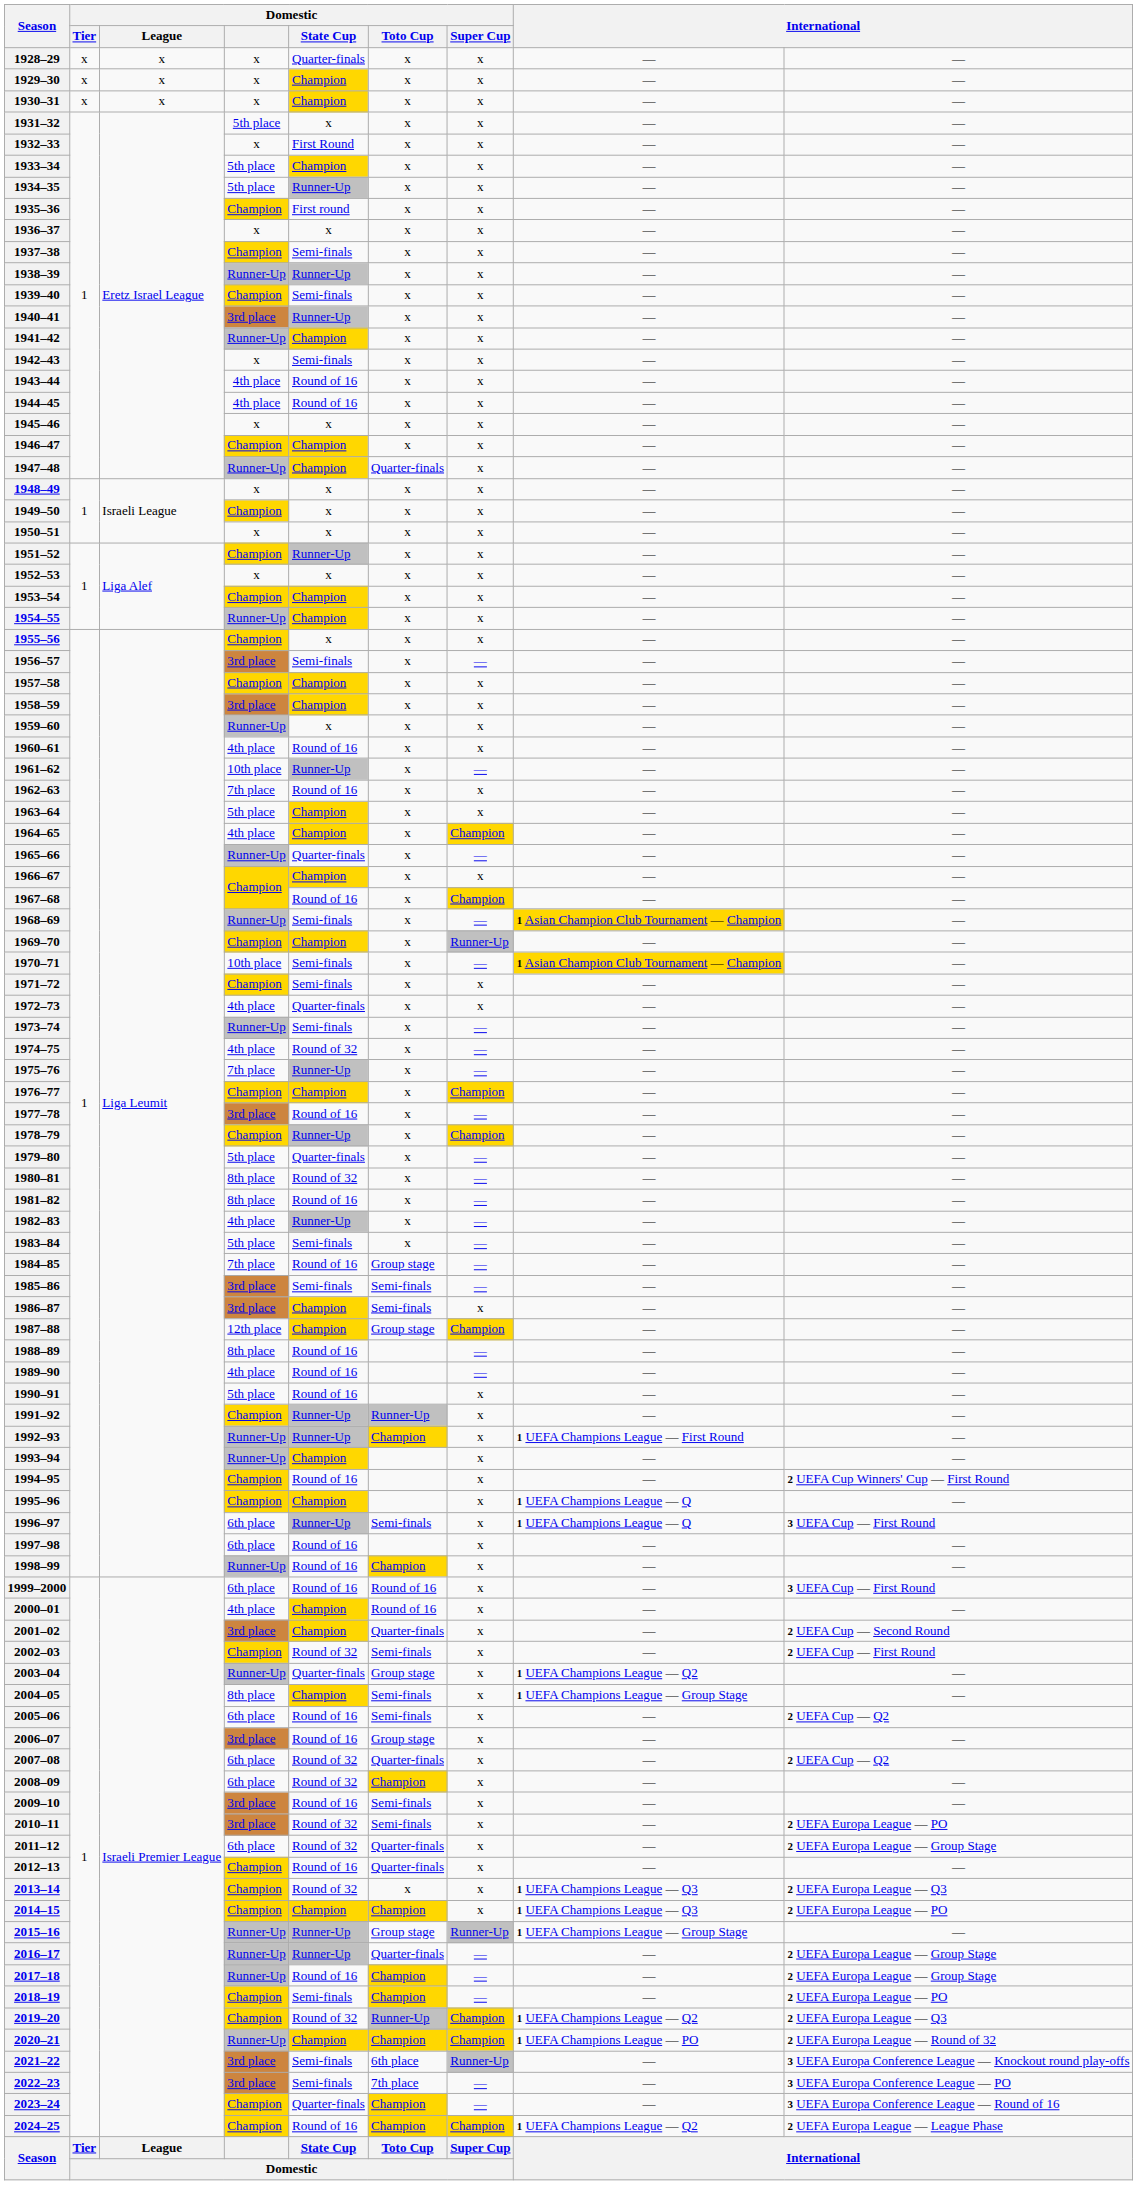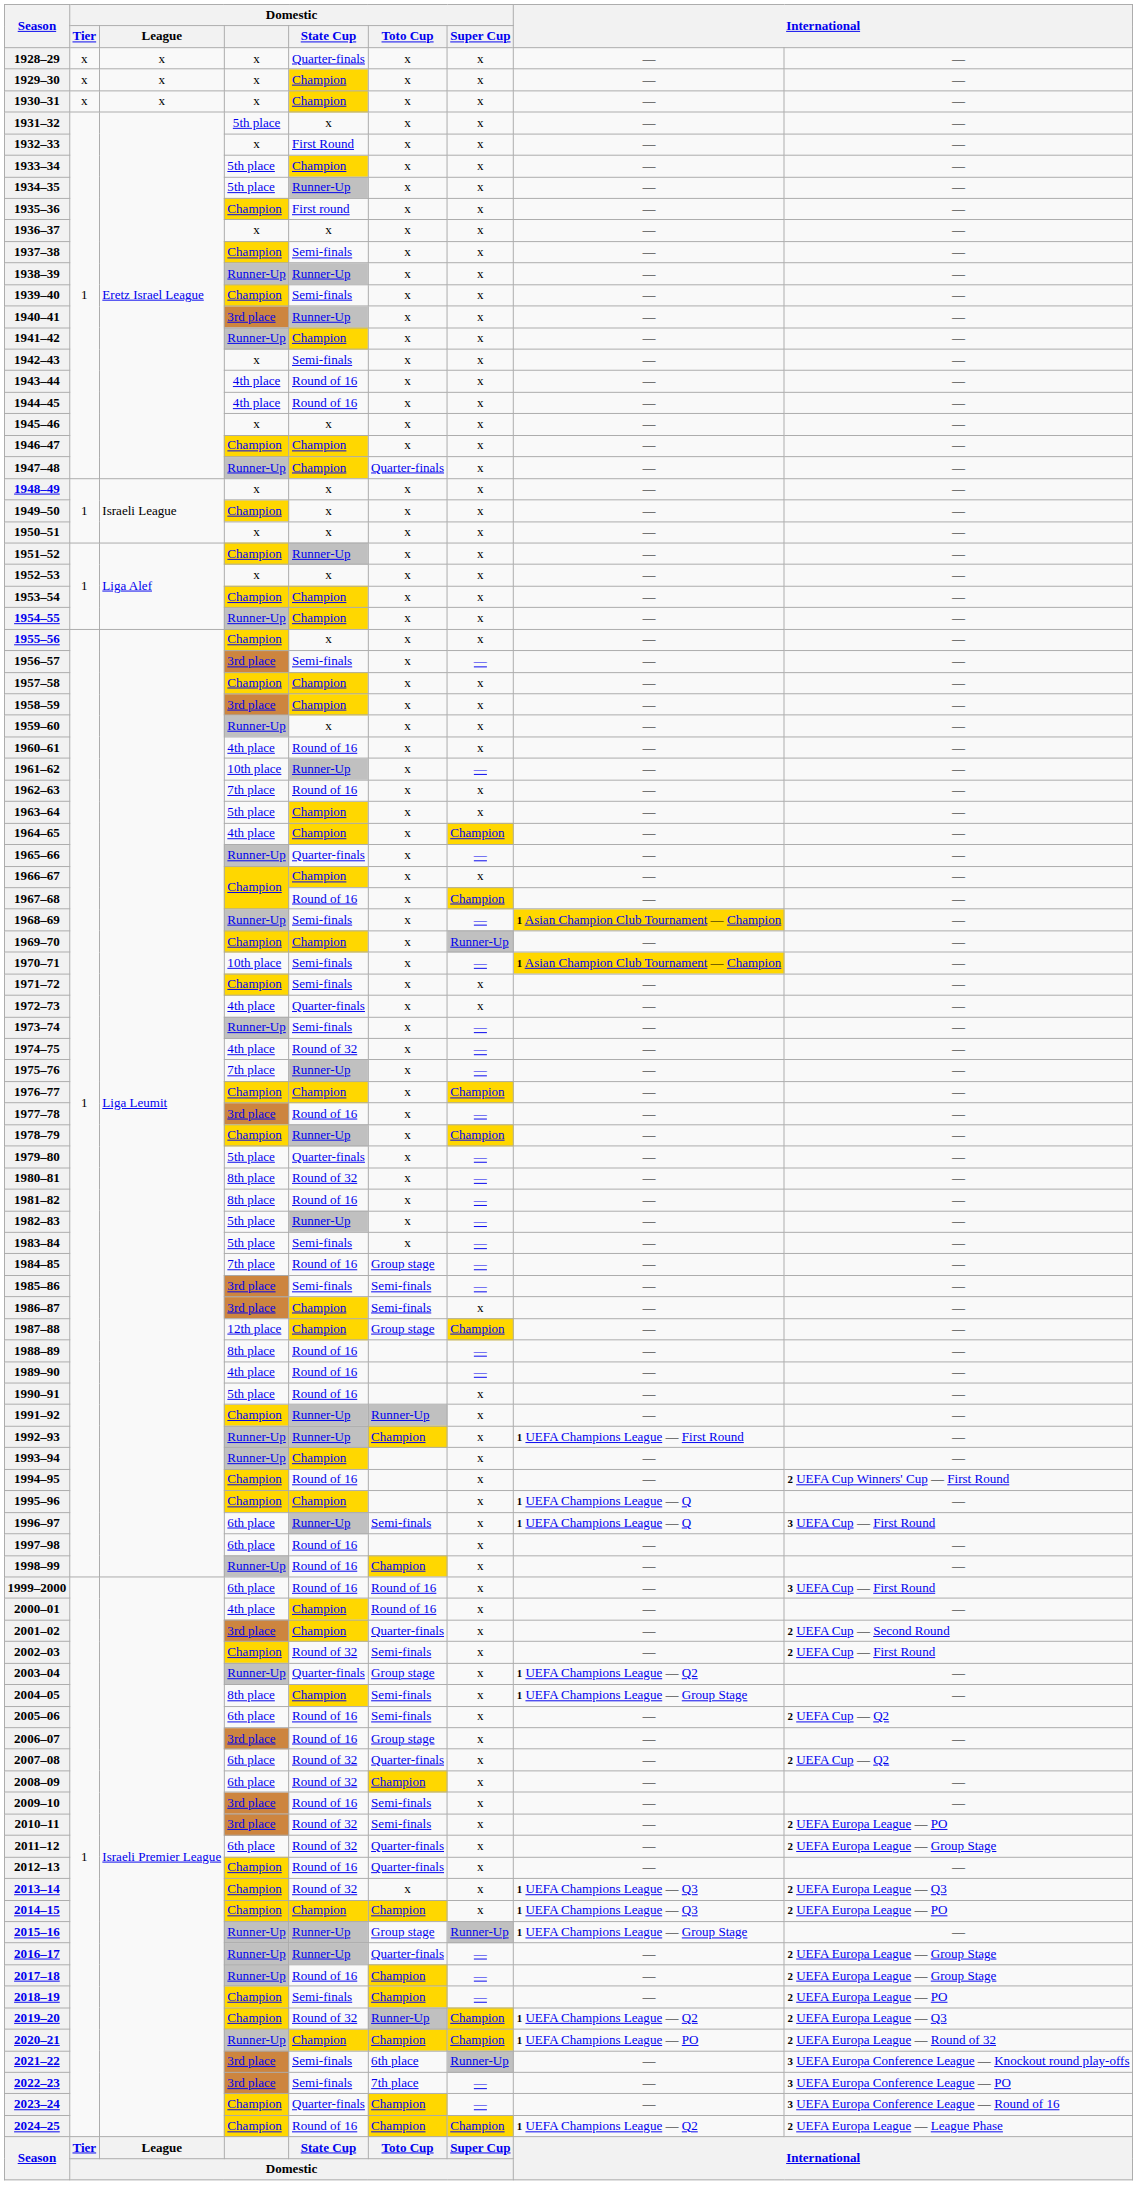(251, 1221) 4th place -> (251, 1221) 5th place
